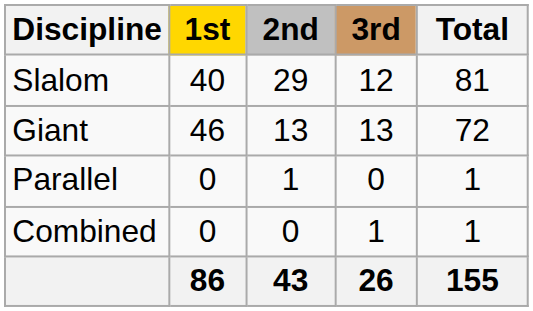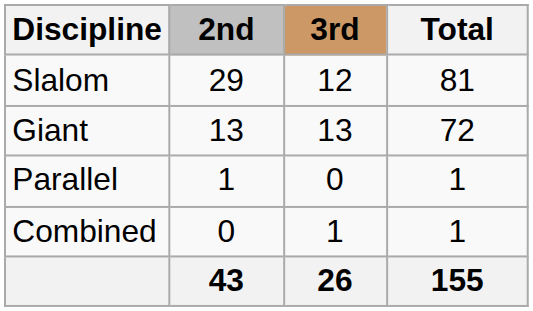- column: (207, 29)
